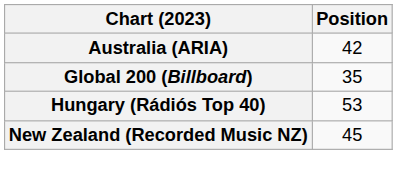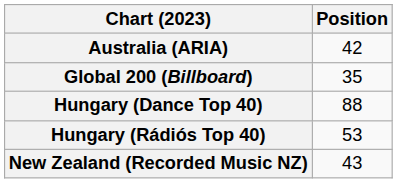+ row: (158, 105)
(352, 134) 45 -> (352, 163) 43
